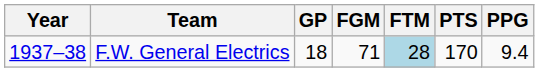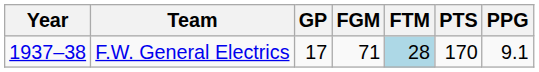(316, 52) 18 -> (316, 52) 17
(515, 52) 9.4 -> (515, 52) 9.1
